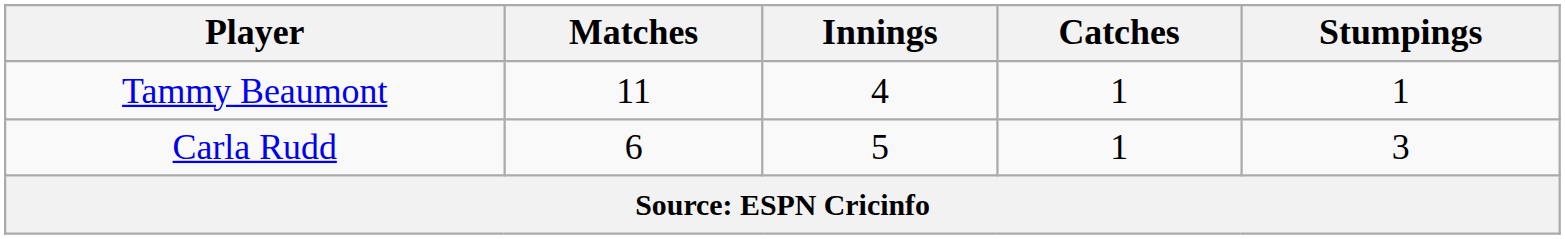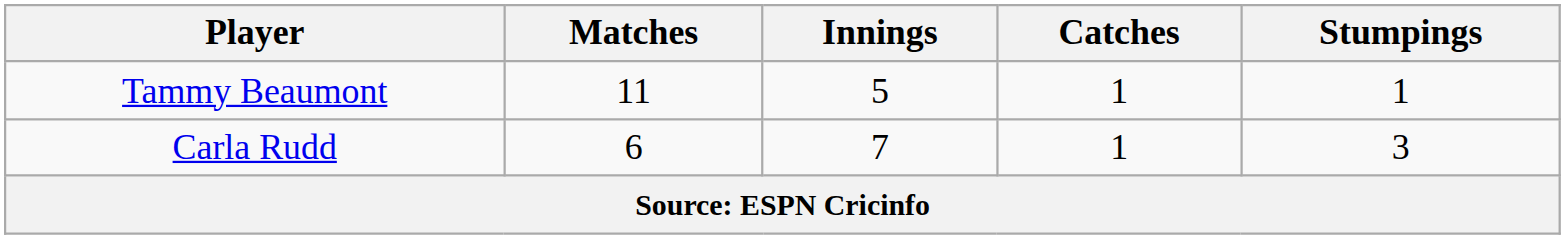(880, 89) 4 -> (880, 89) 5
(880, 146) 5 -> (880, 146) 7
